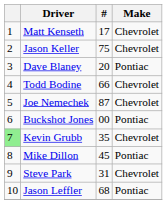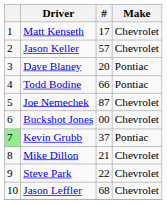(104, 48) 75 -> (104, 48) 57
(137, 84) Chevrolet -> (132, 84) Pontiac
(132, 119) Pontiac -> (137, 119) Chevrolet
(104, 137) 35 -> (104, 137) 37
(137, 137) Chevrolet -> (132, 137) Pontiac
(104, 155) 45 -> (104, 155) 21
(132, 155) Pontiac -> (137, 155) Chevrolet
(104, 173) 31 -> (104, 173) 22
(132, 191) Pontiac -> (137, 191) Chevrolet
